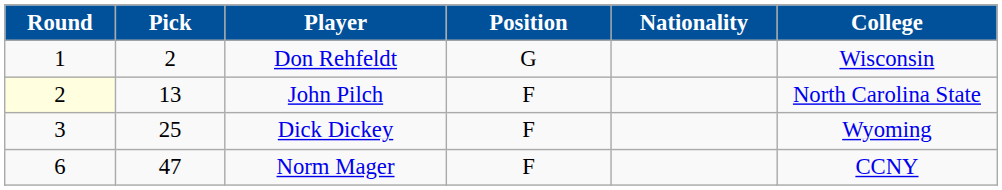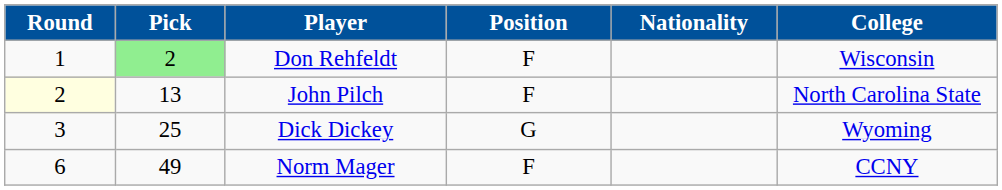(170, 58) no background -> (170, 58) lightgreen background
(529, 58) G -> (529, 58) F
(529, 130) F -> (529, 130) G
(170, 166) 47 -> (170, 166) 49
